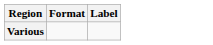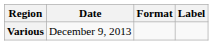+ column: (90, 13)
